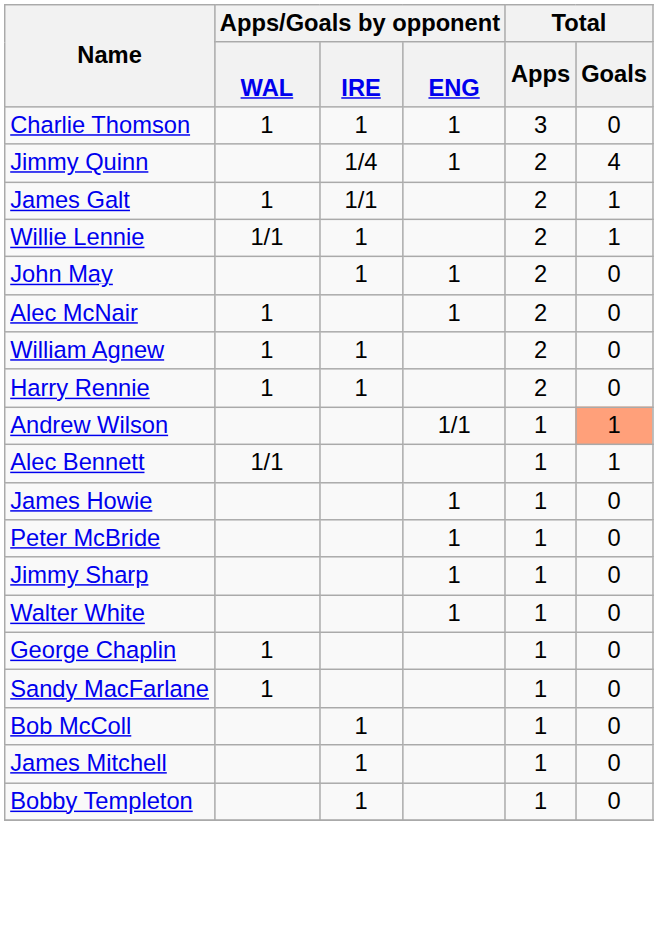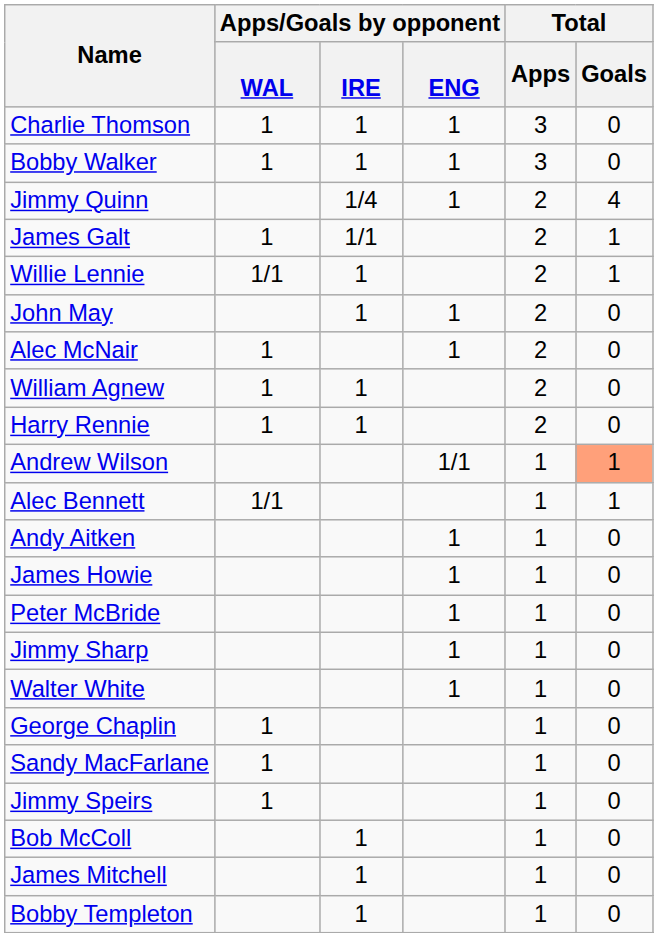+ row: (83, 162)
+ row: (73, 538)
+ row: (81, 801)
